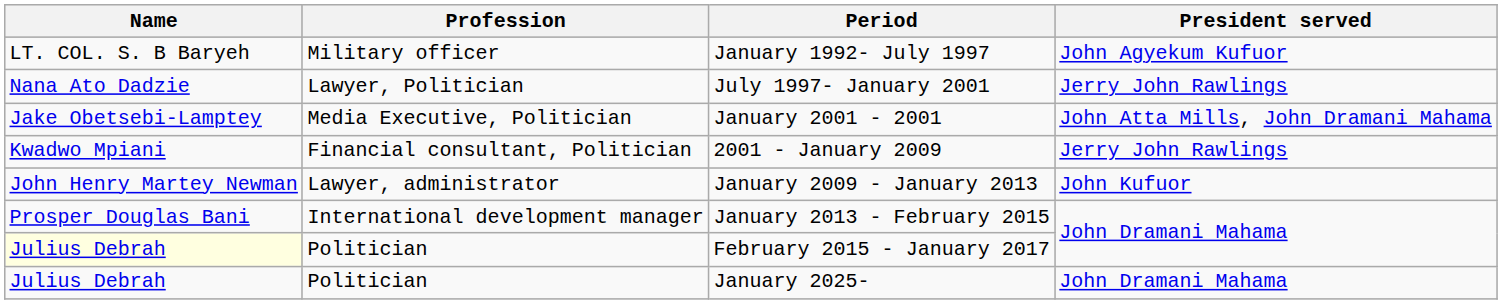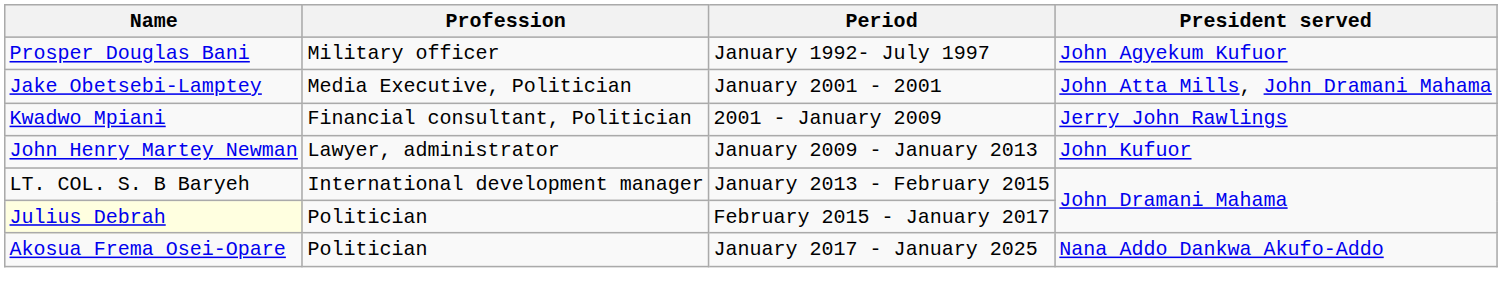(130, 54) LT. COL. S. B Baryeh -> (130, 54) Prosper Douglas Bani
- row: (852, 86)
(130, 217) Prosper Douglas Bani -> (130, 184) LT. COL. S. B Baryeh
+ row: (876, 249)
- row: (792, 282)
